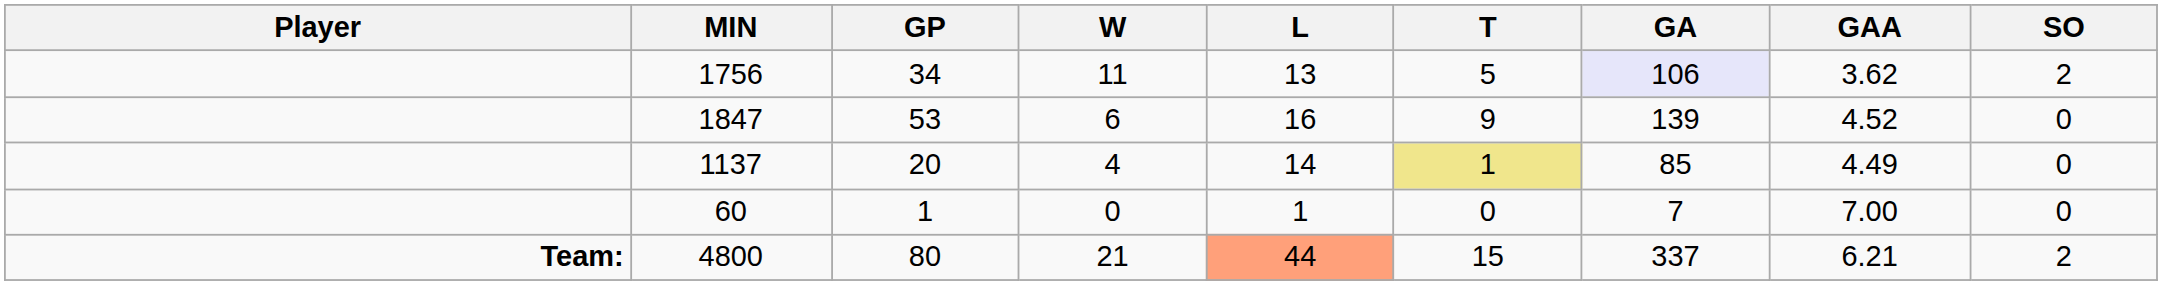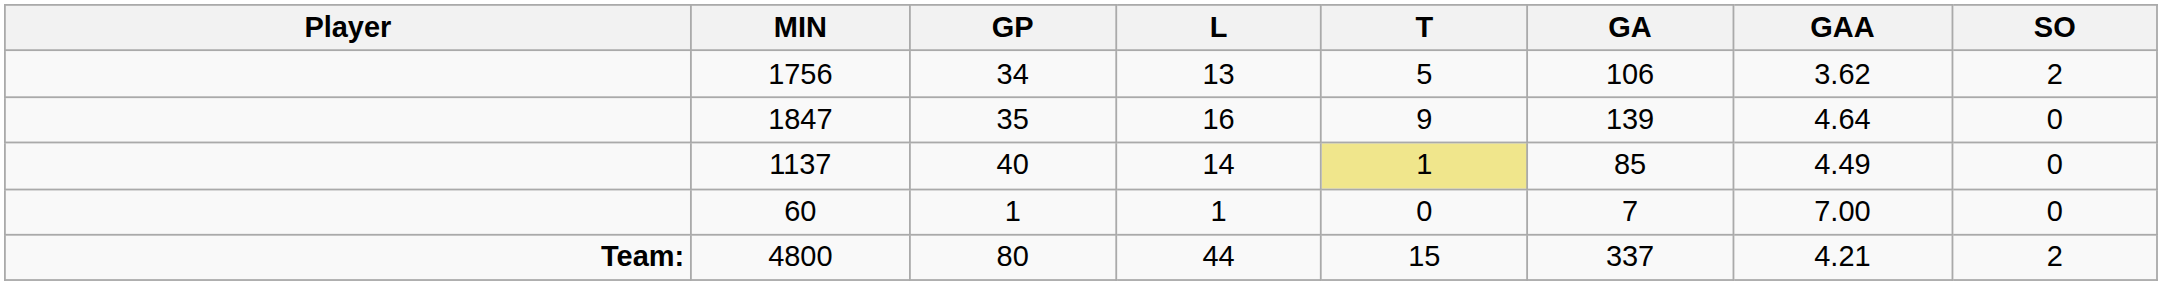- column: (1113, 27)
(1675, 73) lavender background -> (1630, 73) no background
(925, 119) 53 -> (1013, 119) 35
(1870, 119) 4.52 -> (1842, 119) 4.64
(925, 165) 20 -> (1013, 165) 40
(1300, 257) lightsalmon background -> (1218, 257) no background
(1870, 257) 6.21 -> (1842, 257) 4.21
